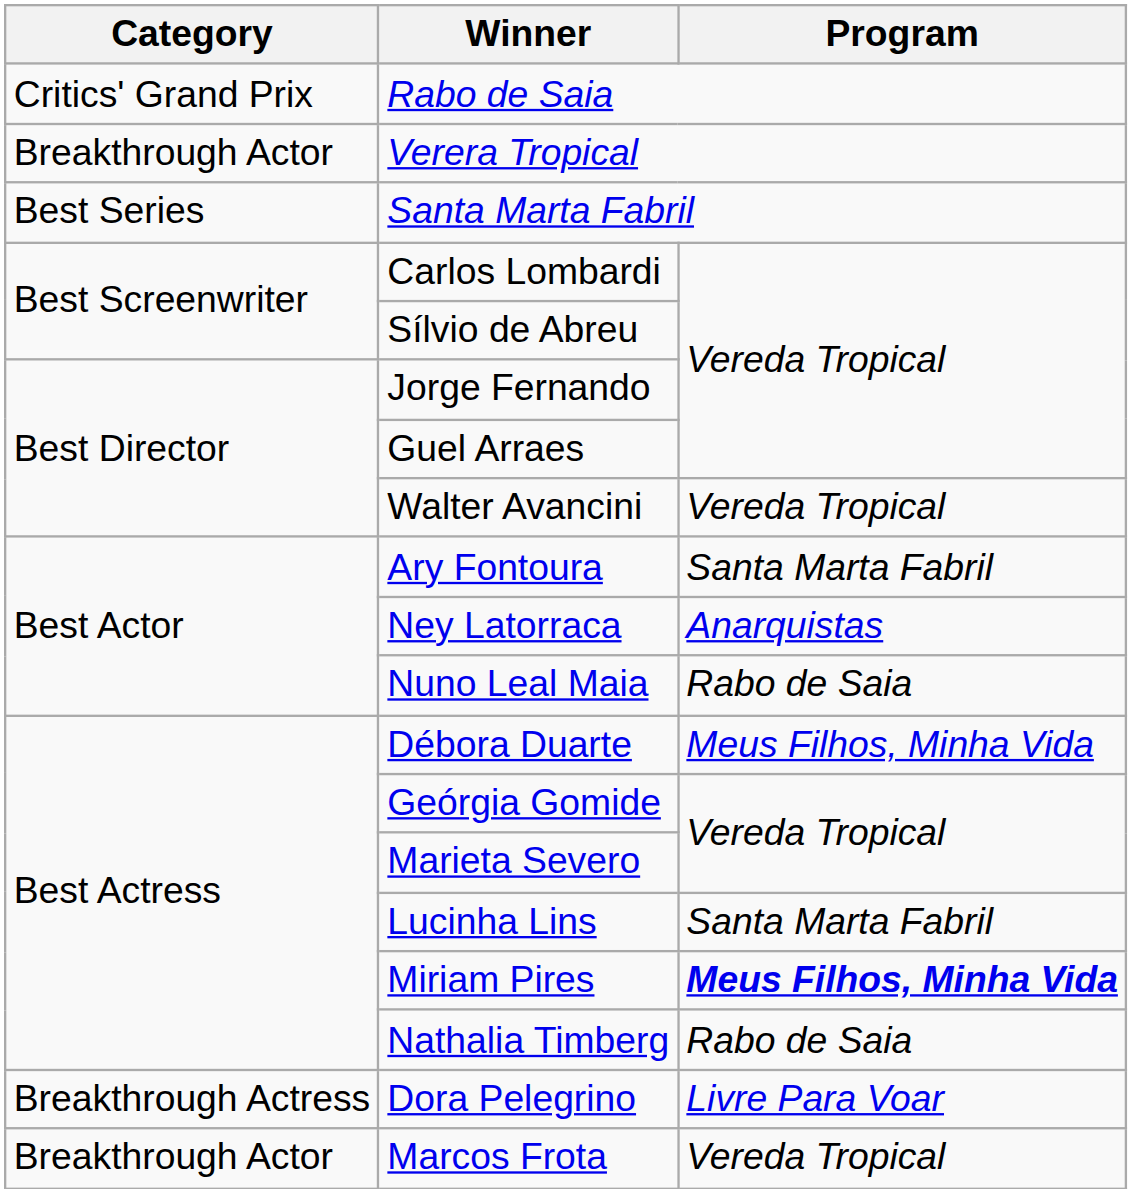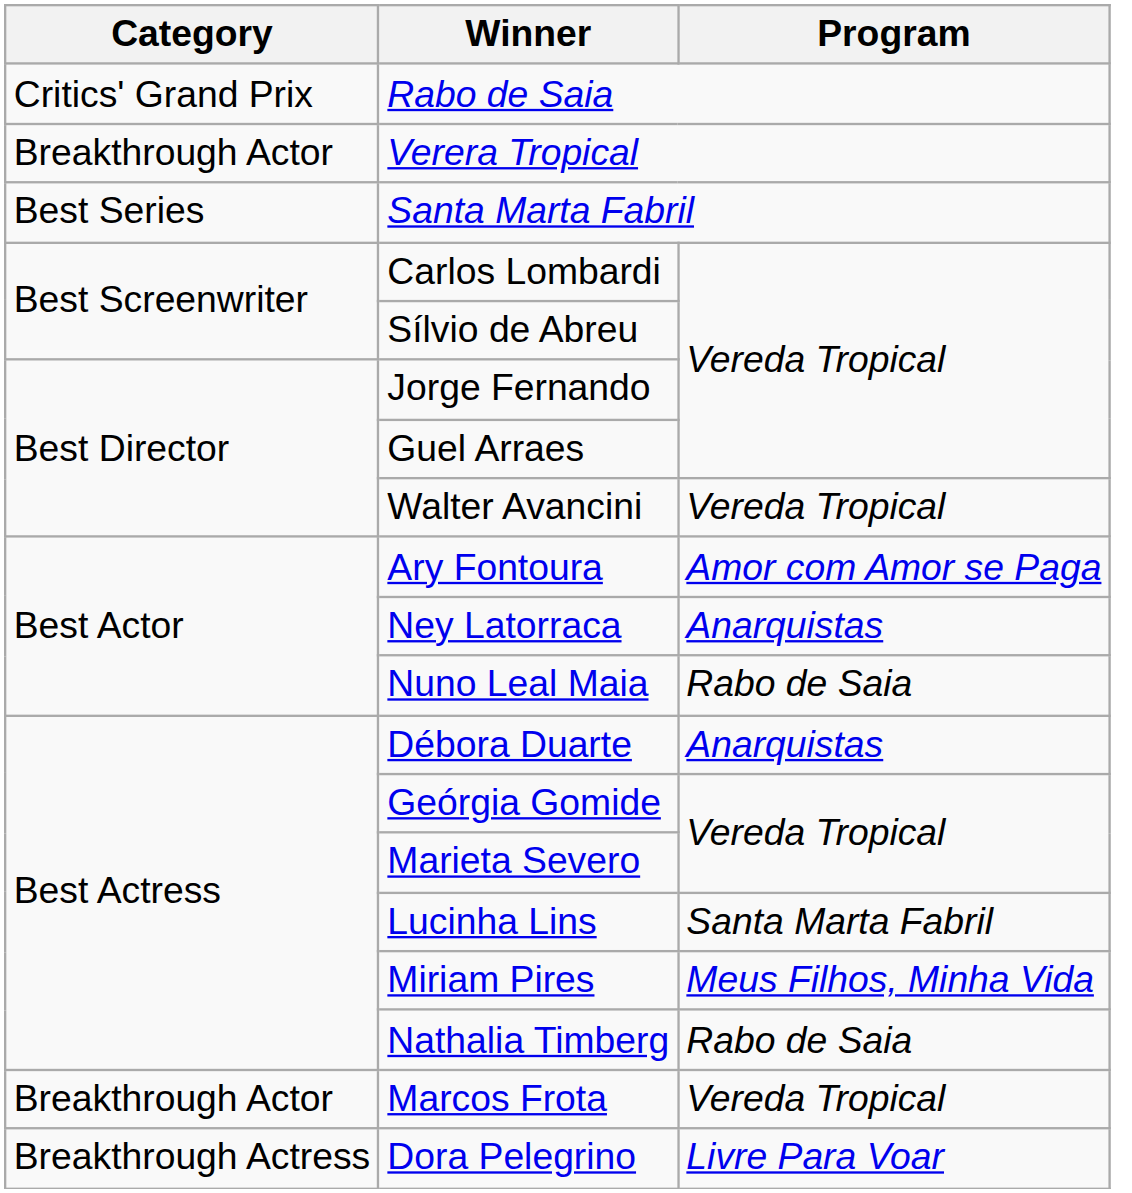(840, 566) Santa Marta Fabril -> (894, 566) Amor com Amor se Paga
(890, 743) Meus Filhos, Minha Vida -> (785, 743) Anarquistas
(902, 980) bold -> (890, 980) normal
rows swapped: (497, 1157) <-> (512, 1098)
